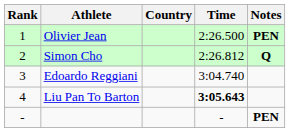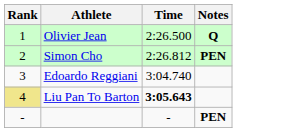- column: (169, 14)
(266, 35) PEN -> (213, 35) Q
(266, 55) Q -> (213, 55) PEN
(23, 96) no background -> (23, 96) khaki background
